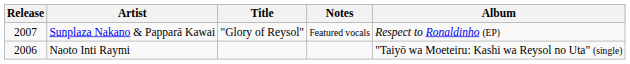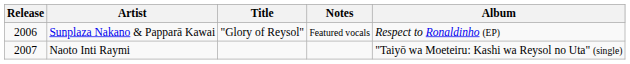(26, 31) 2007 -> (26, 31) 2006
(26, 50) 2006 -> (26, 50) 2007
